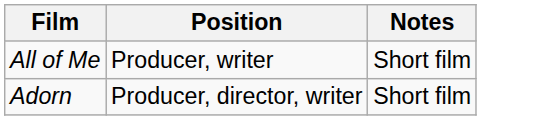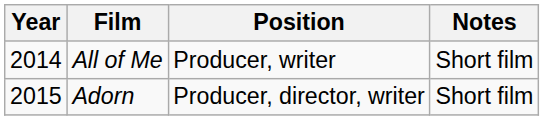+ column: (36, 22)
